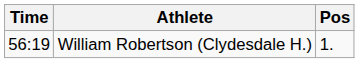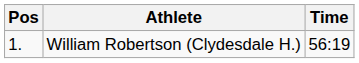columns swapped: (335, 17) <-> (29, 17)
